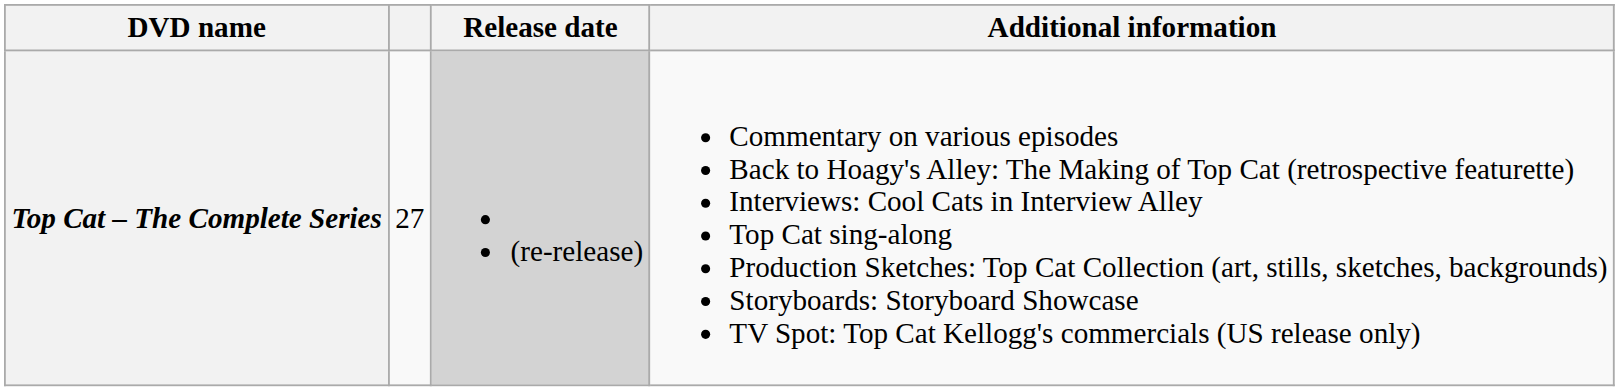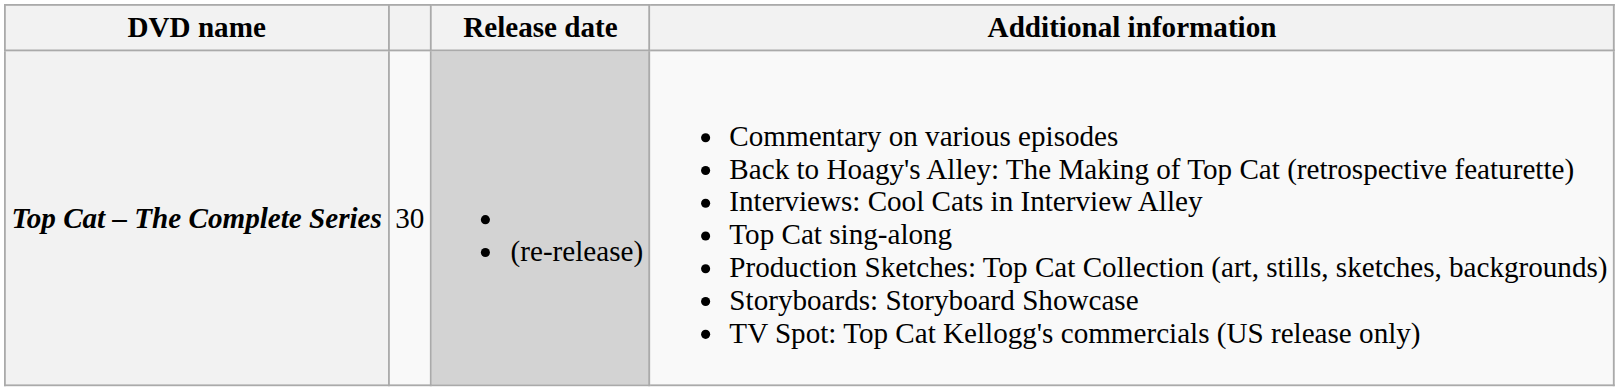(410, 217) 27 -> (410, 217) 30
